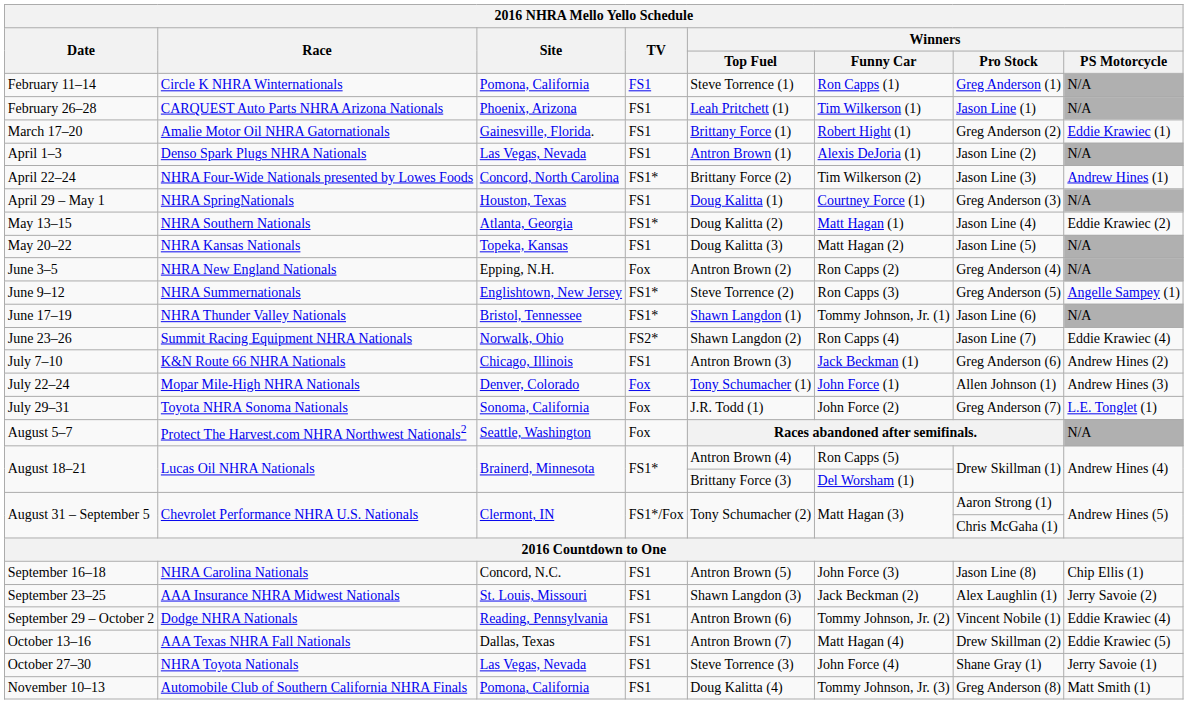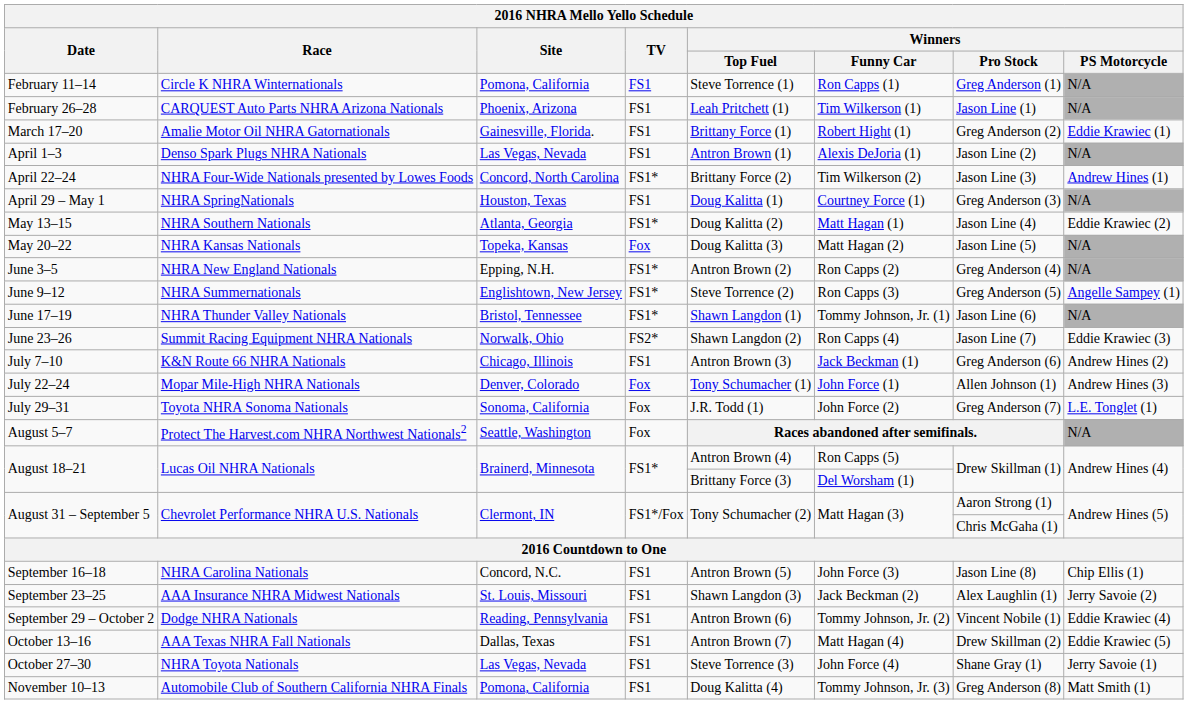(640, 246) FS1 -> (640, 246) Fox
(640, 269) Fox -> (643, 269) FS1*
(1119, 338) Eddie Krawiec (4) -> (1119, 338) Eddie Krawiec (3)
